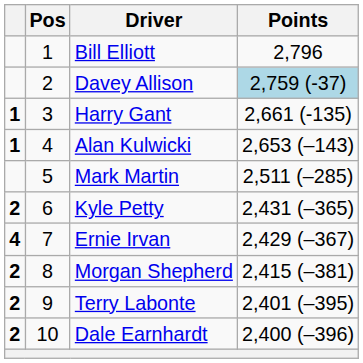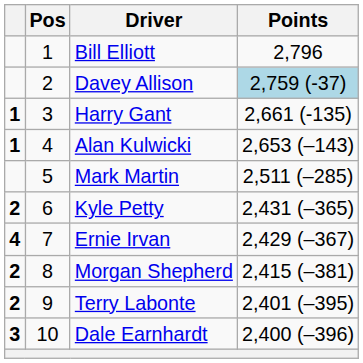(15, 333) 2 -> (15, 333) 3
